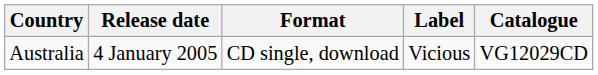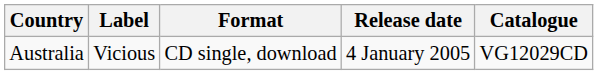columns swapped: (155, 20) <-> (439, 20)
